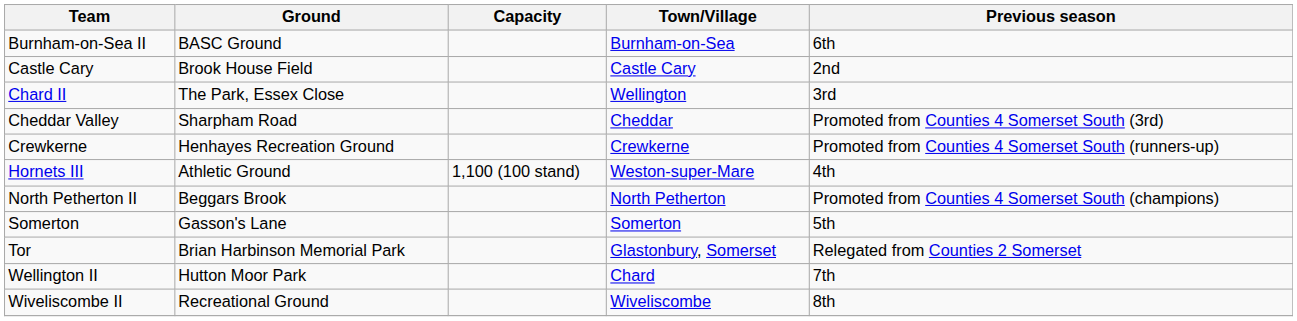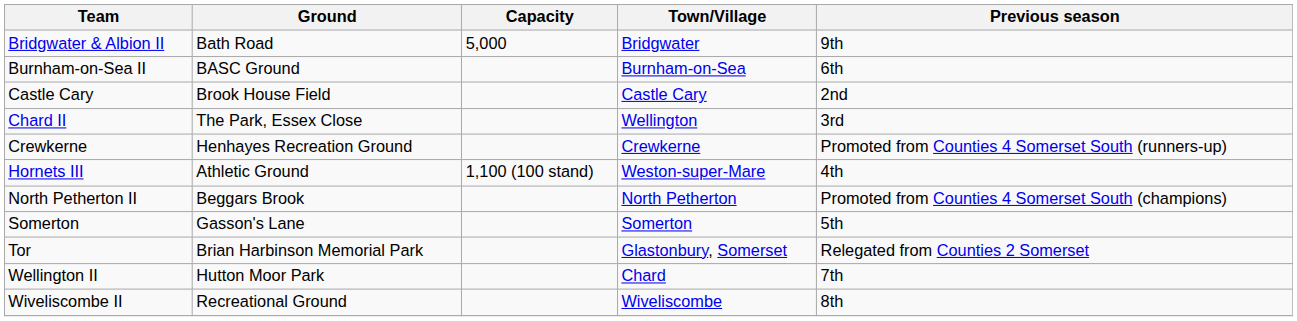+ row: (86, 43)
- row: (63, 120)
